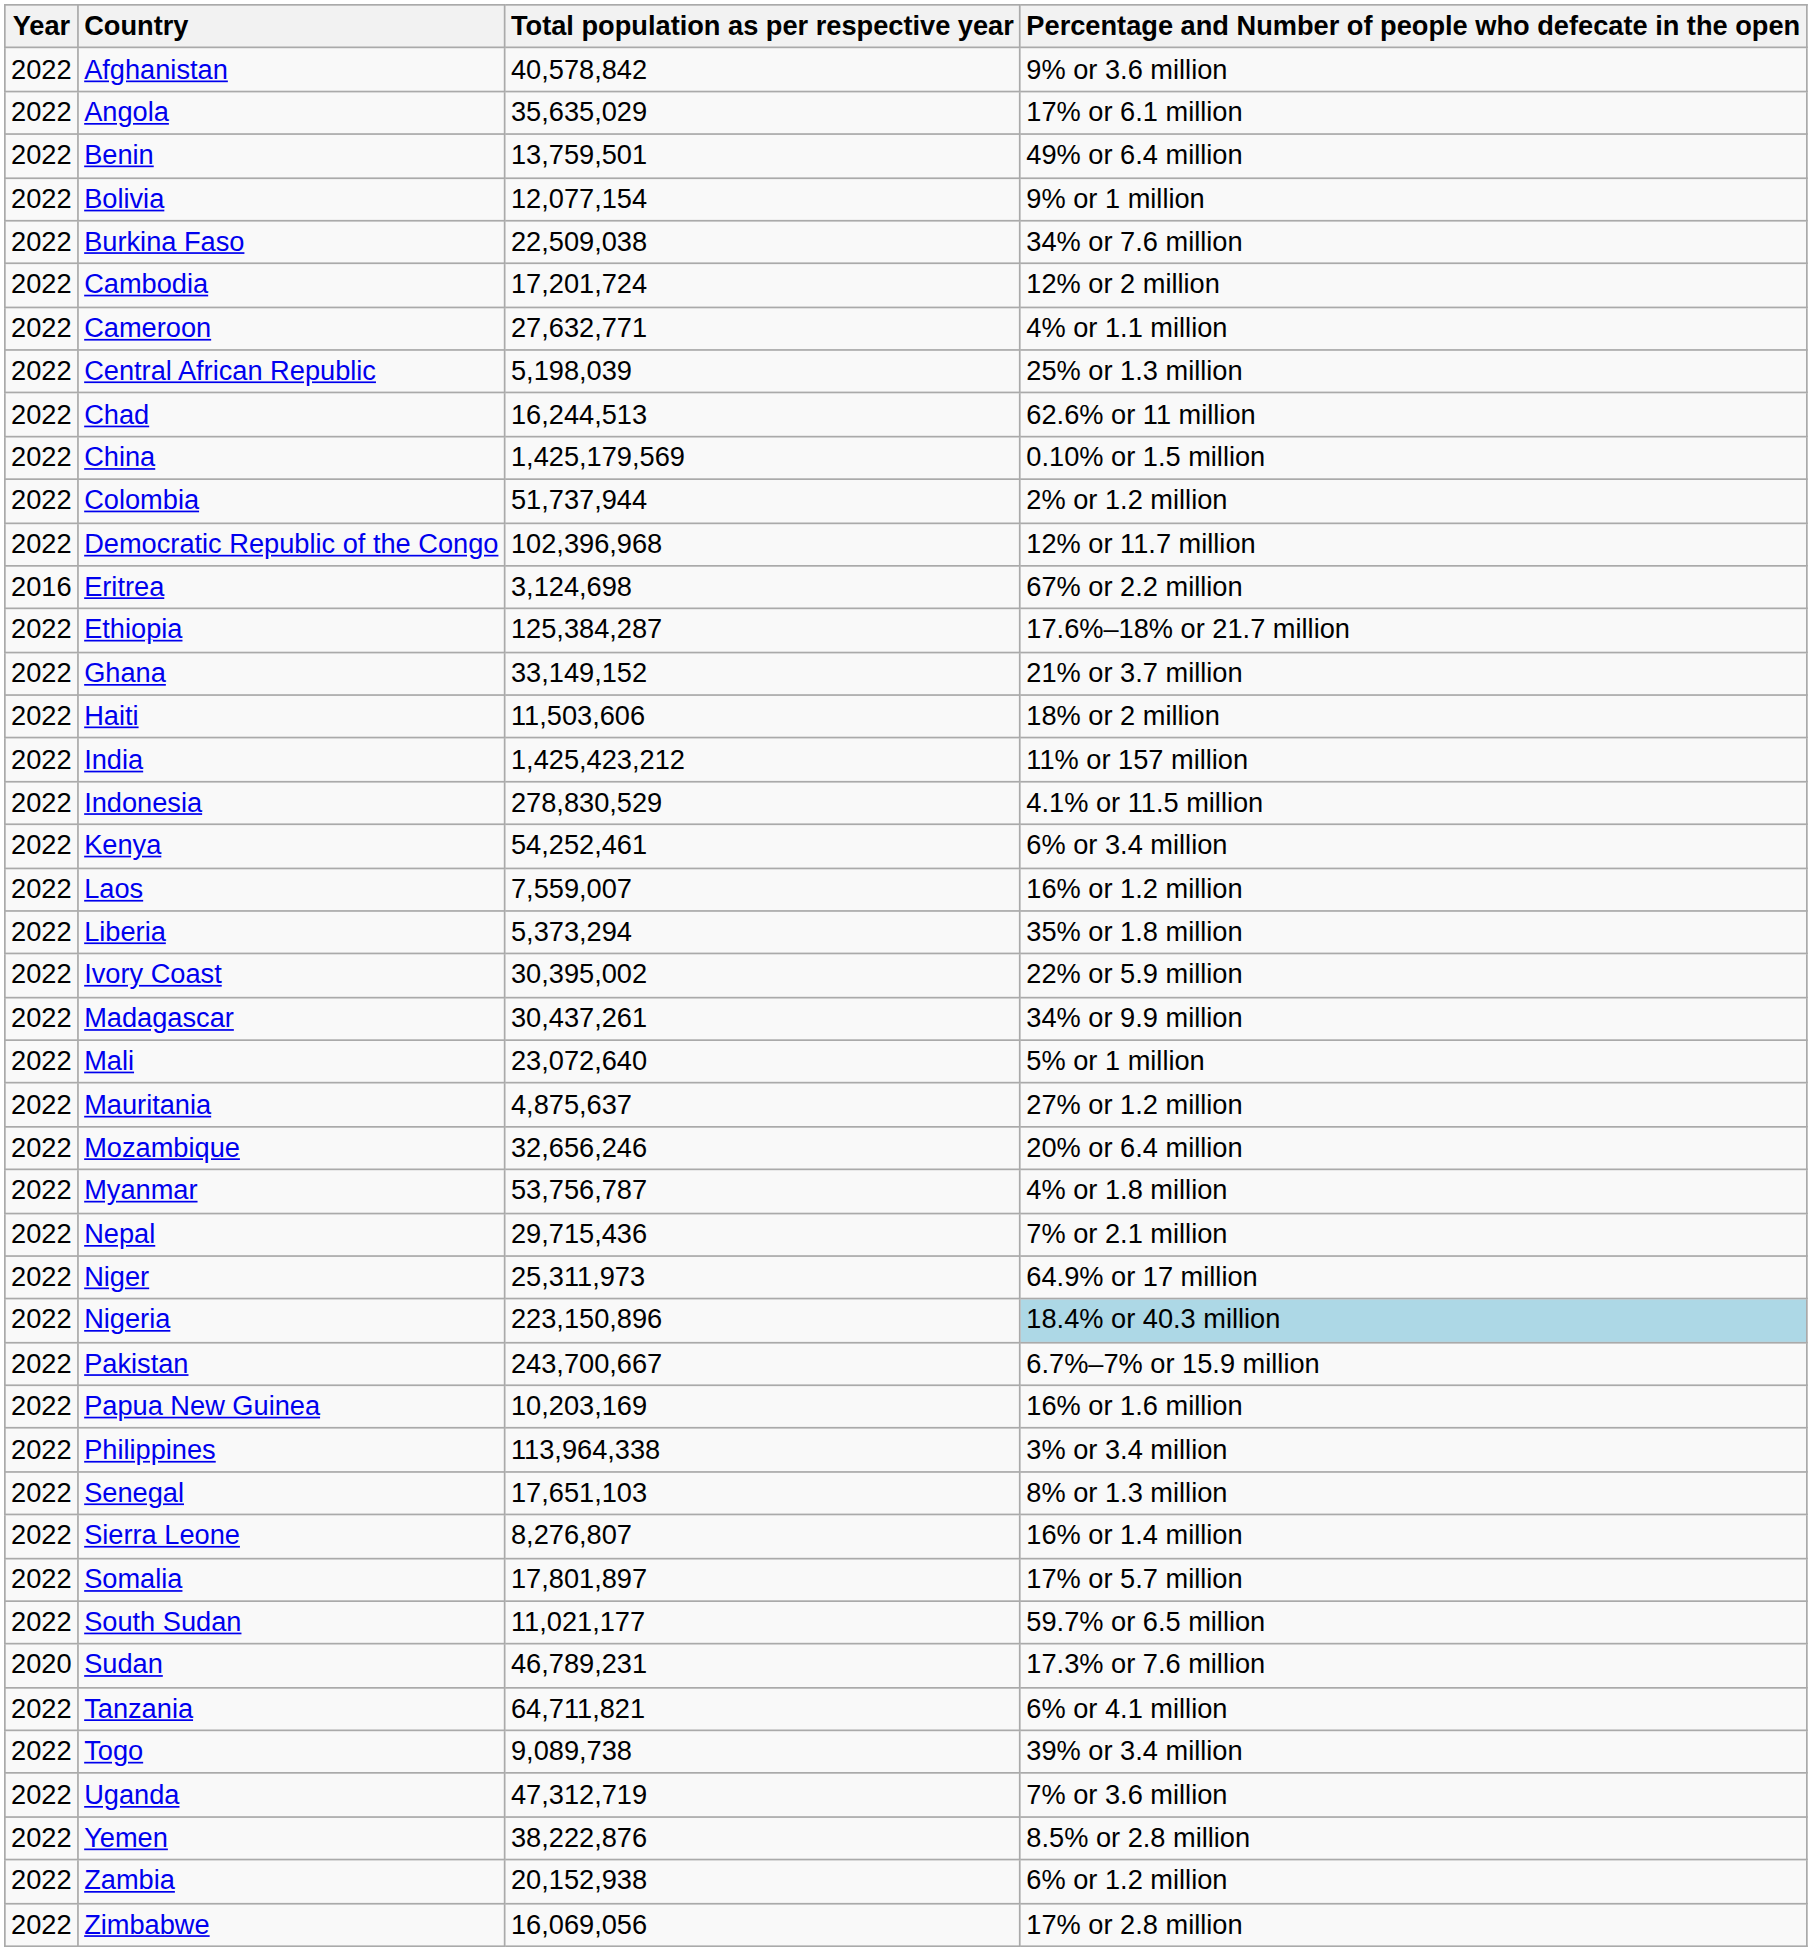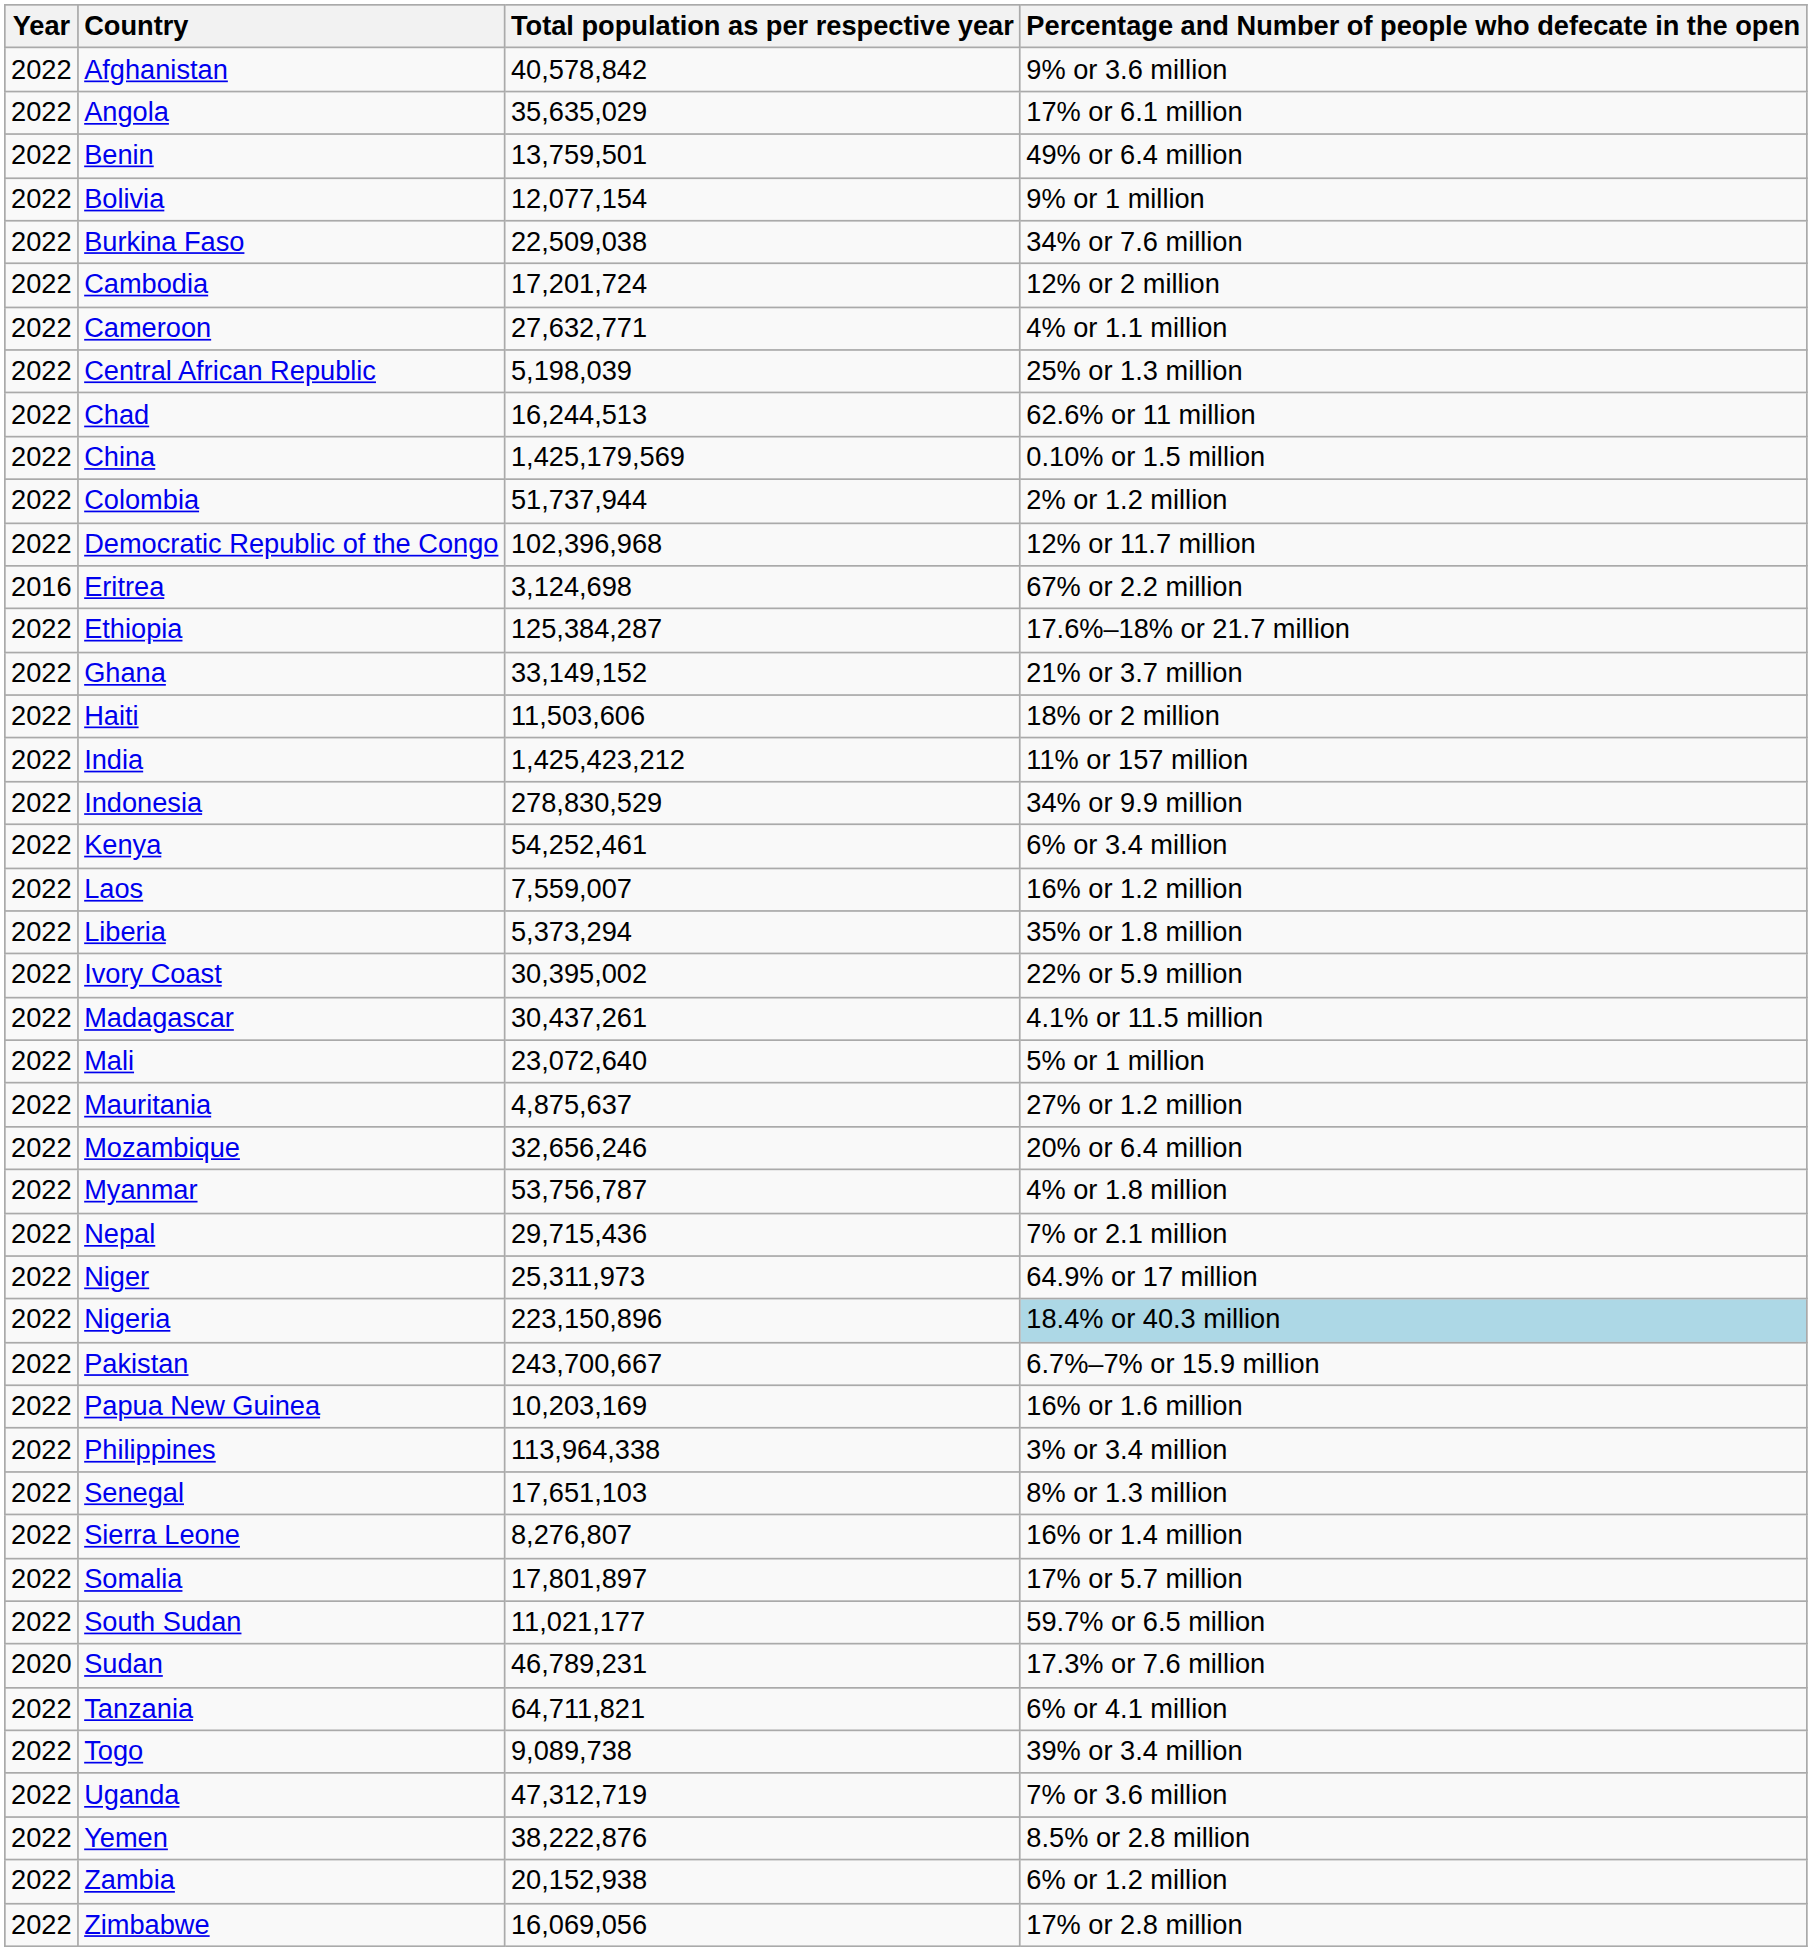(1145, 802) 4.1% or 11.5 million -> (1134, 802) 34% or 9.9 million
(1134, 1018) 34% or 9.9 million -> (1145, 1018) 4.1% or 11.5 million
